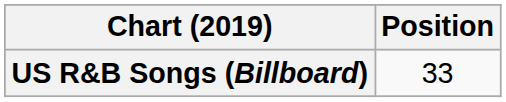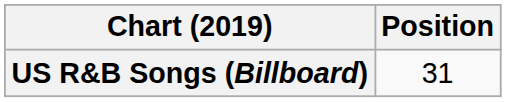(438, 72) 33 -> (438, 72) 31
